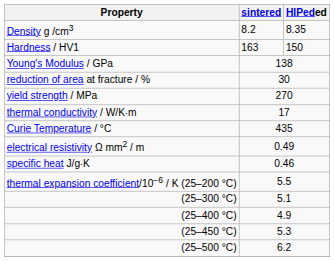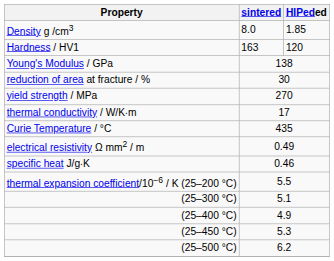(248, 30) 8.2 -> (248, 30) 8.0
(296, 30) 8.35 -> (296, 30) 1.85
(294, 47) 150 -> (294, 47) 120
